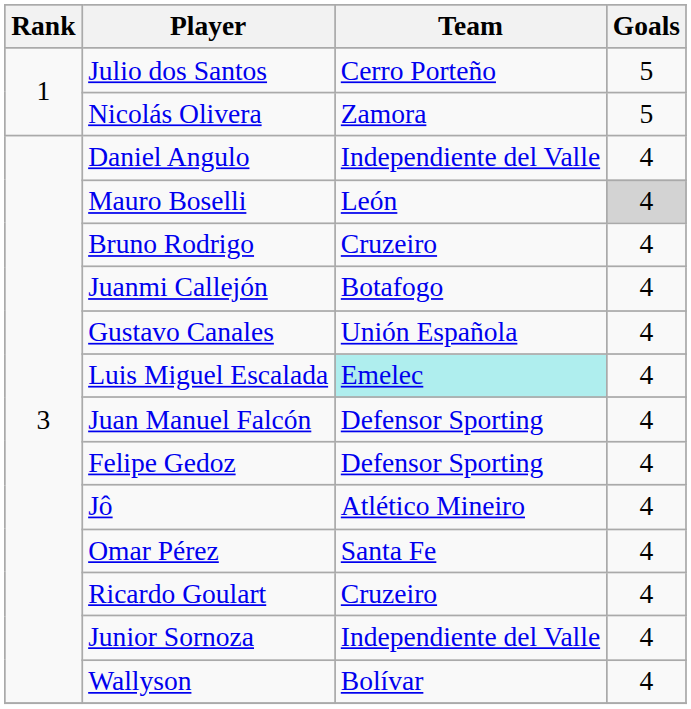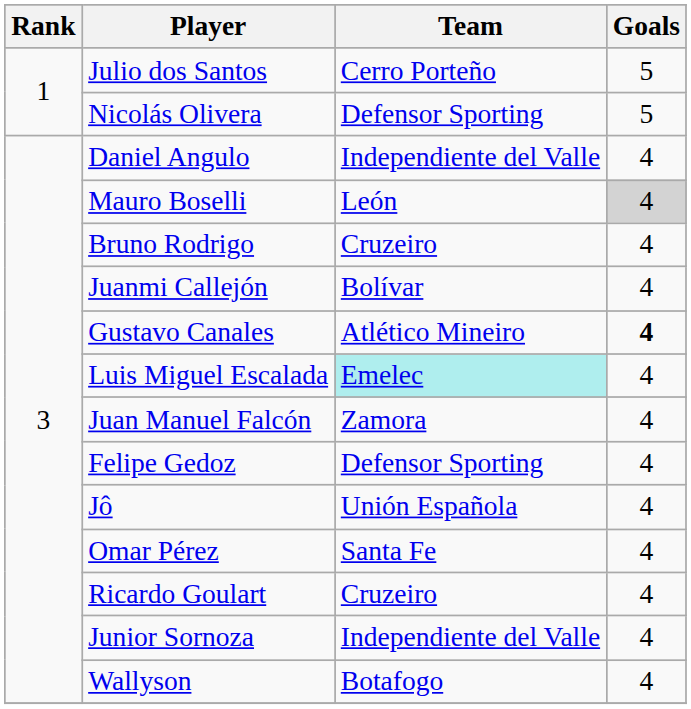(384, 113) Zamora -> (442, 113) Defensor Sporting
(392, 288) Botafogo -> (382, 288) Bolívar
(429, 331) Unión Española -> (433, 331) Atlético Mineiro
(646, 331) normal -> (646, 331) bold
(442, 419) Defensor Sporting -> (384, 419) Zamora
(433, 506) Atlético Mineiro -> (429, 506) Unión Española
(382, 680) Bolívar -> (392, 680) Botafogo
